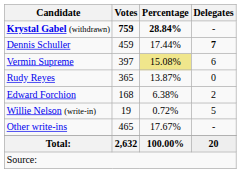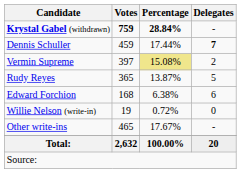(214, 62) 6 -> (214, 62) 2
(214, 78) 0 -> (214, 78) 5
(214, 95) 2 -> (214, 95) 6
(214, 111) 5 -> (214, 111) 0
